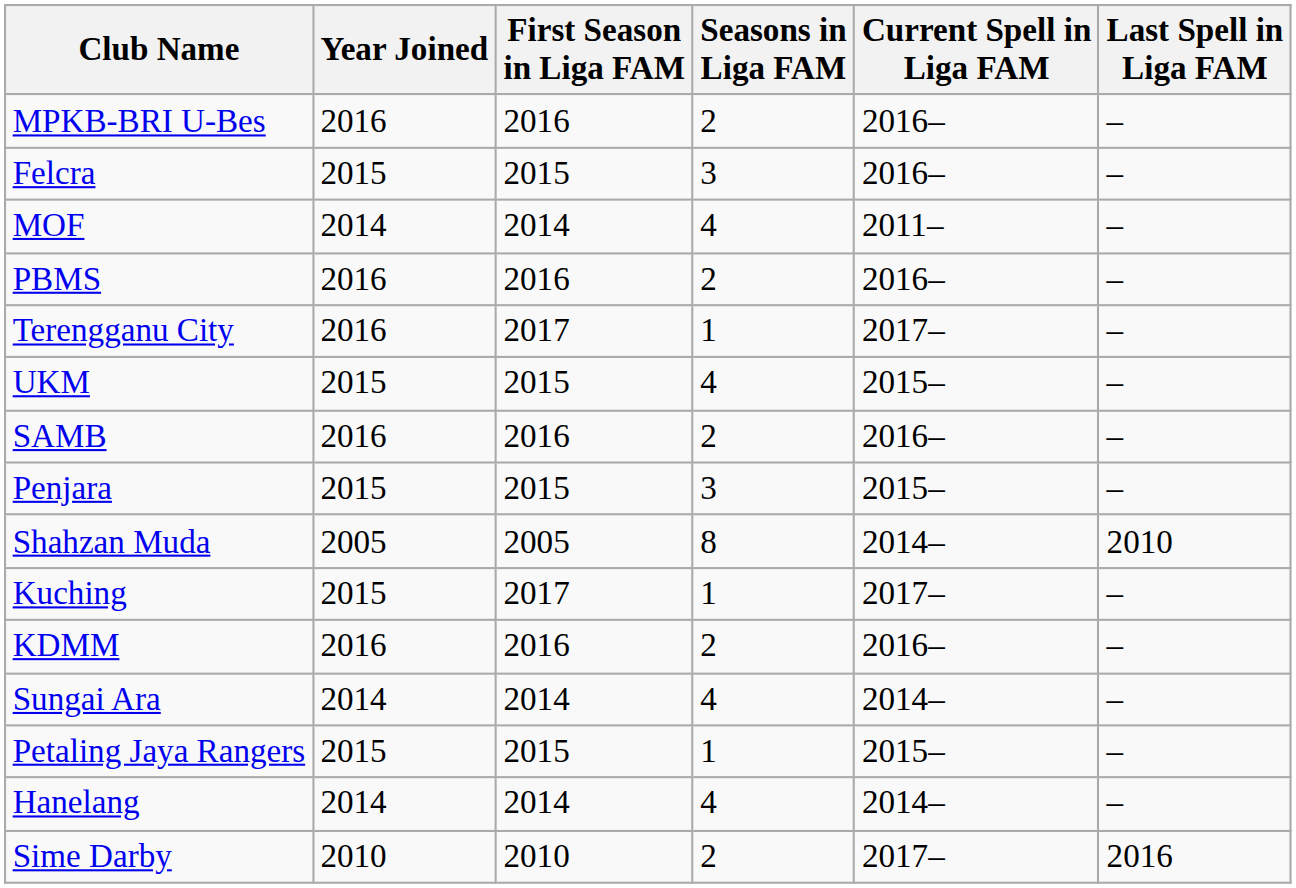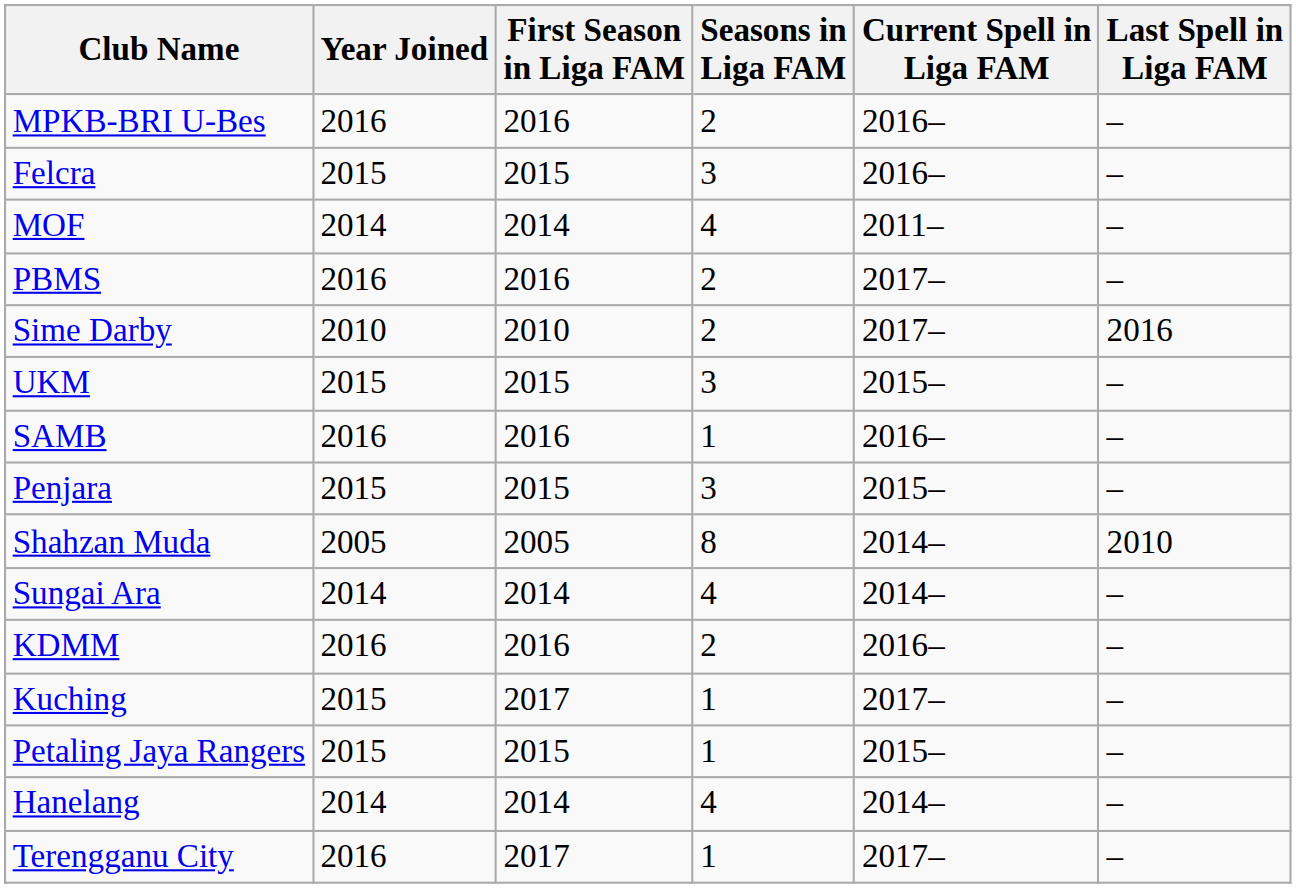(903, 278) 2016– -> (903, 278) 2017–
rows swapped: (92, 855) <-> (123, 330)
(709, 383) 4 -> (709, 383) 3
(709, 435) 2 -> (709, 435) 1
rows swapped: (87, 698) <-> (70, 593)
